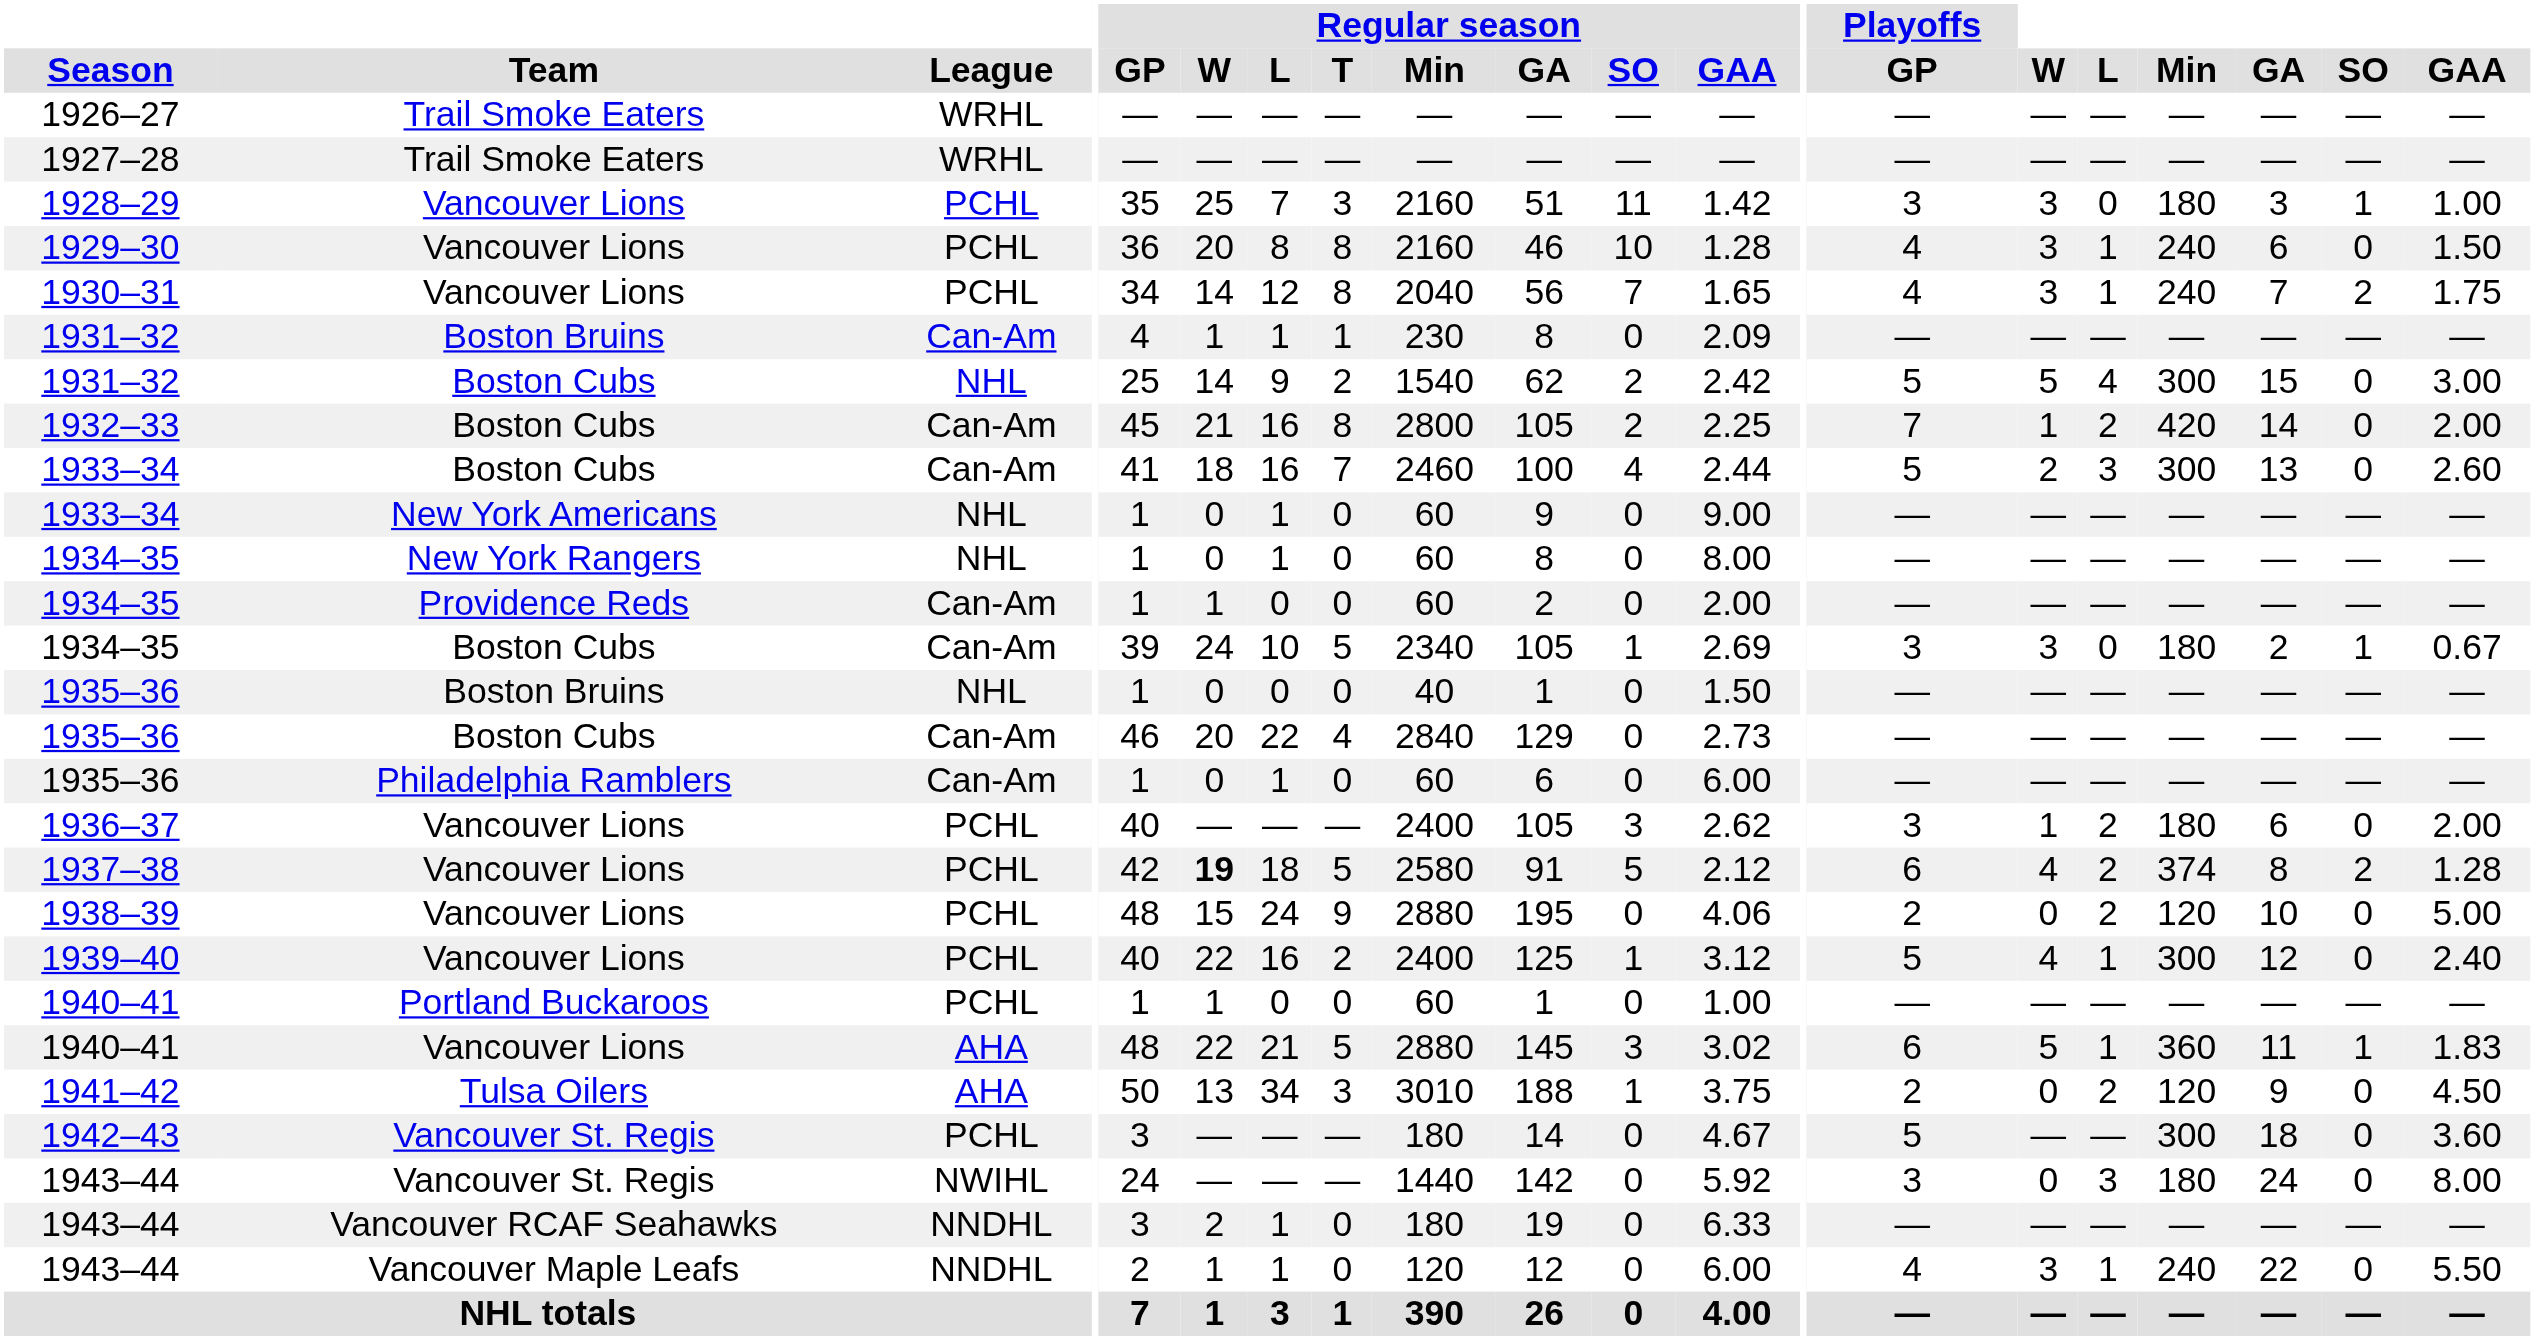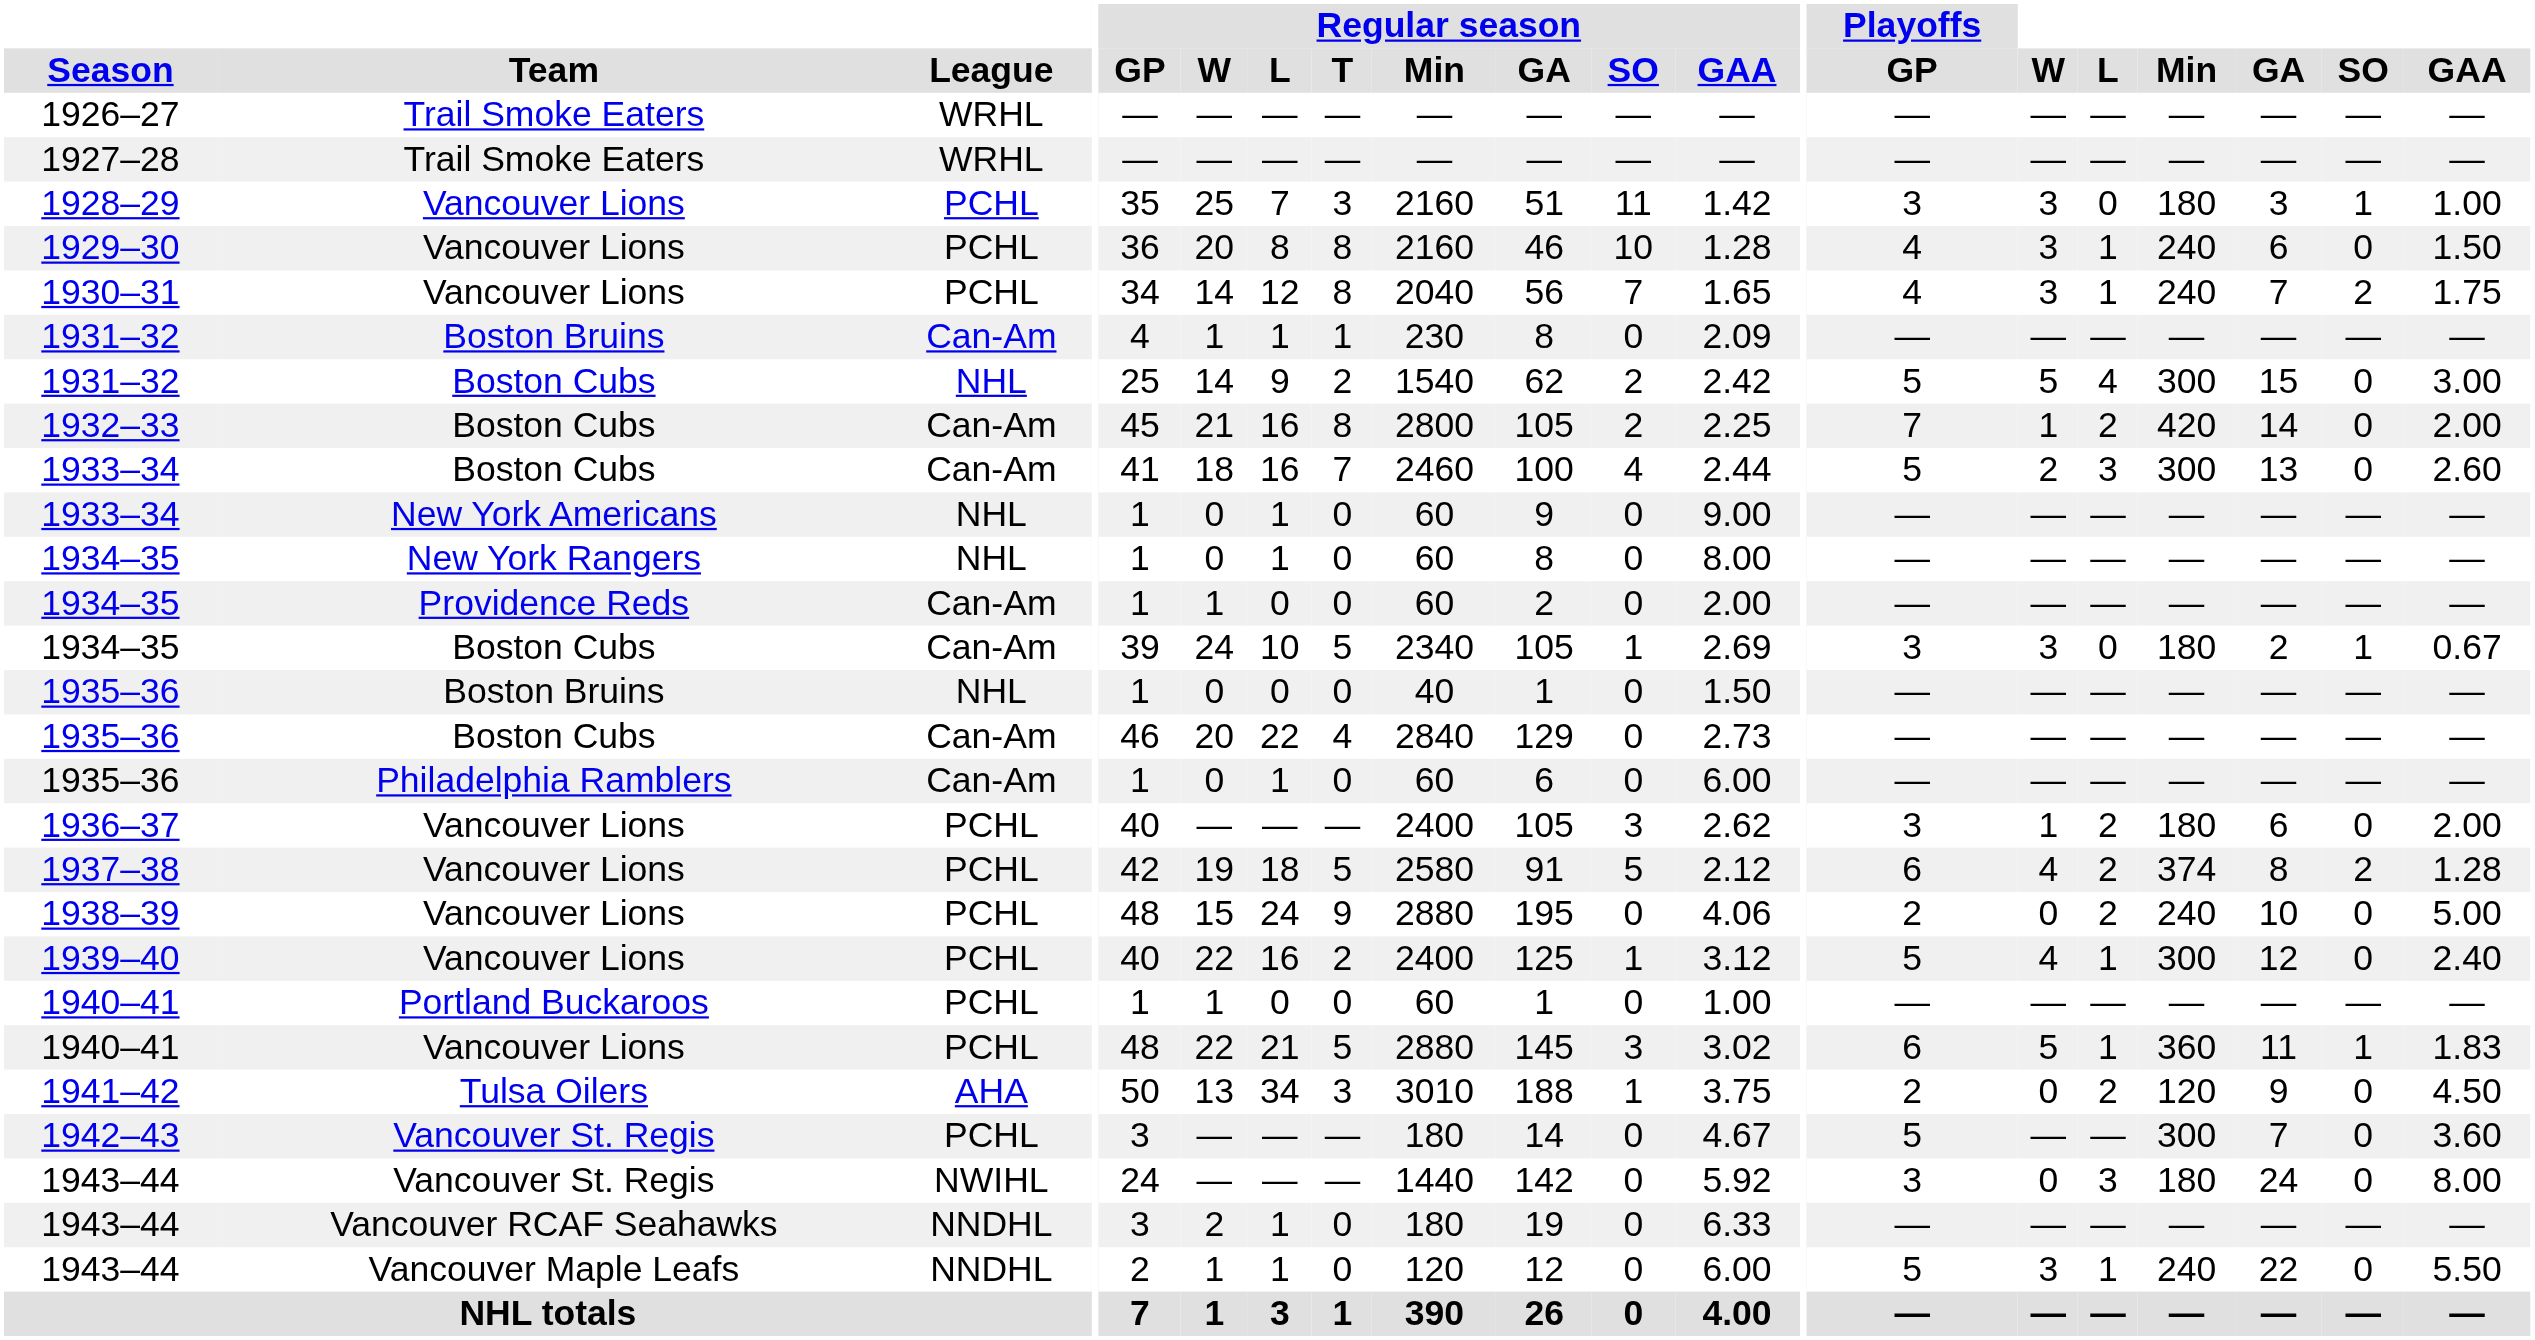(1214, 869) bold -> (1214, 869) normal
(2187, 913) 120 -> (2187, 913) 240
(991, 1046) AHA -> (991, 1046) PCHL
(2279, 1135) 18 -> (2279, 1135) 7
(1912, 1268) 4 -> (1912, 1268) 5
